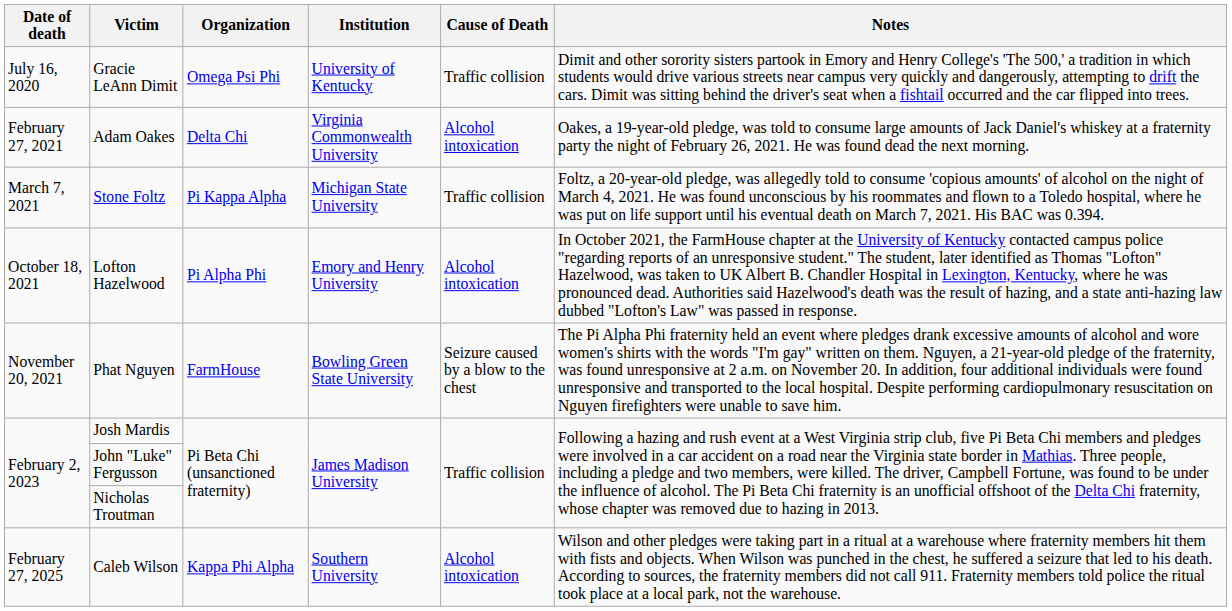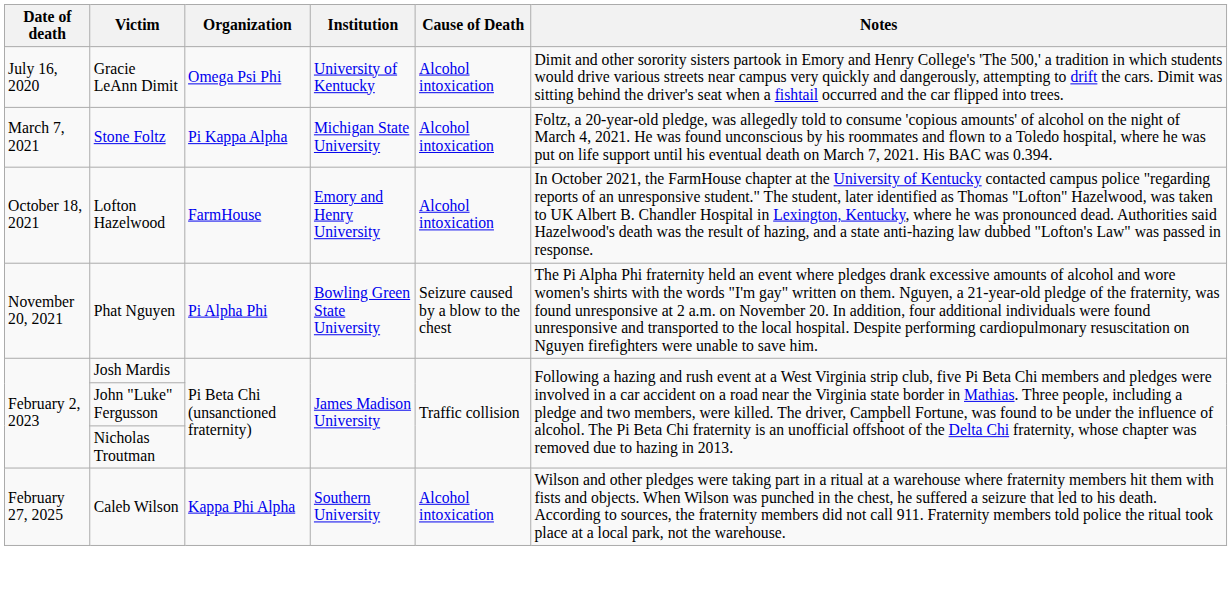(494, 77) Traffic collision -> (456, 77) Alcohol intoxication
- row: (134, 137)
(494, 197) Traffic collision -> (456, 137) Alcohol intoxication
(227, 275) Pi Alpha Phi -> (225, 215) FarmHouse
(224, 370) FarmHouse -> (228, 310) Pi Alpha Phi
